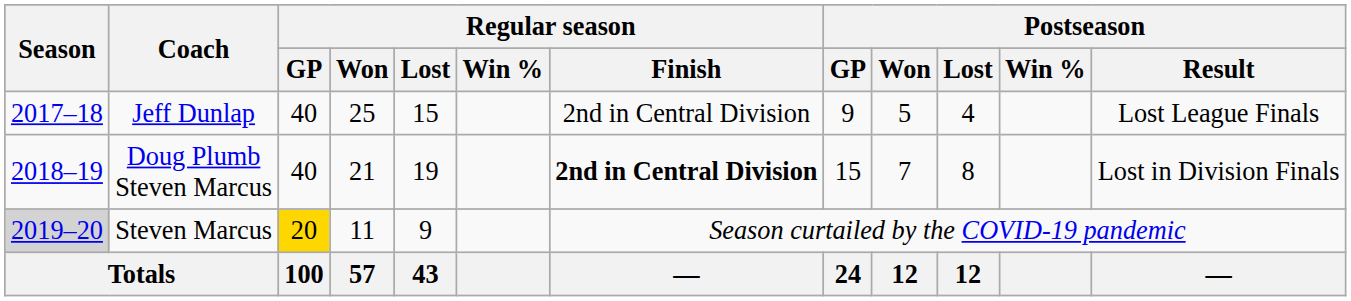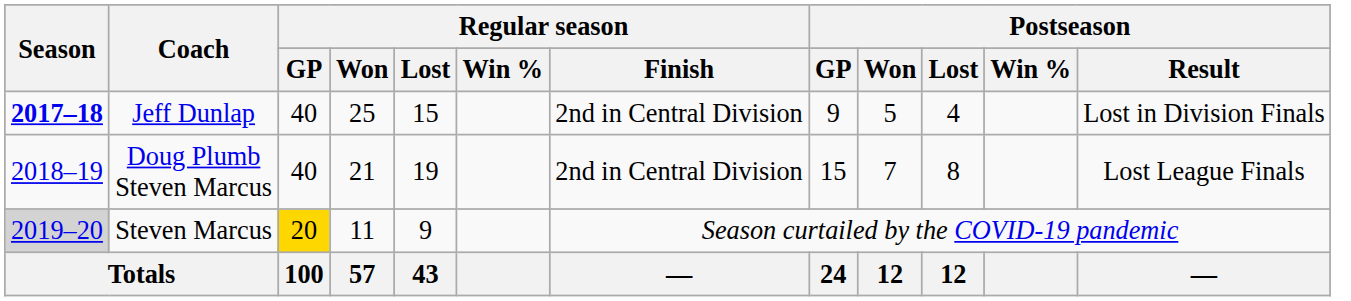(57, 113) normal -> (57, 113) bold
(1219, 113) Lost League Finals -> (1204, 113) Lost in Division Finals
(686, 172) bold -> (679, 172) normal
(1219, 172) Lost in Division Finals -> (1204, 172) Lost League Finals
